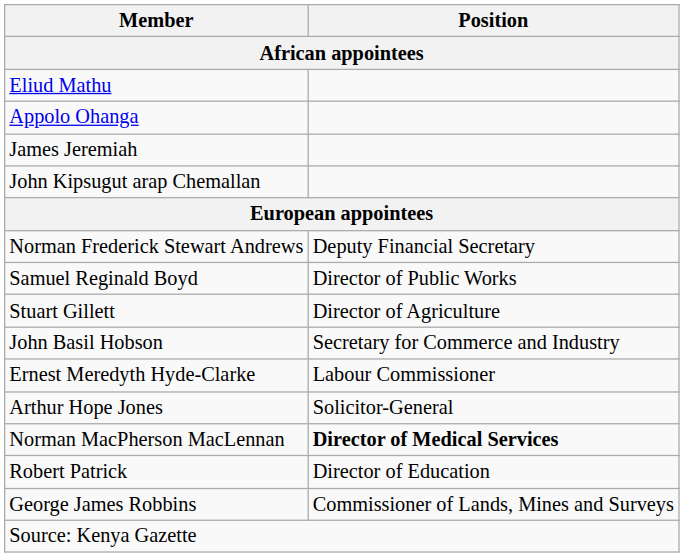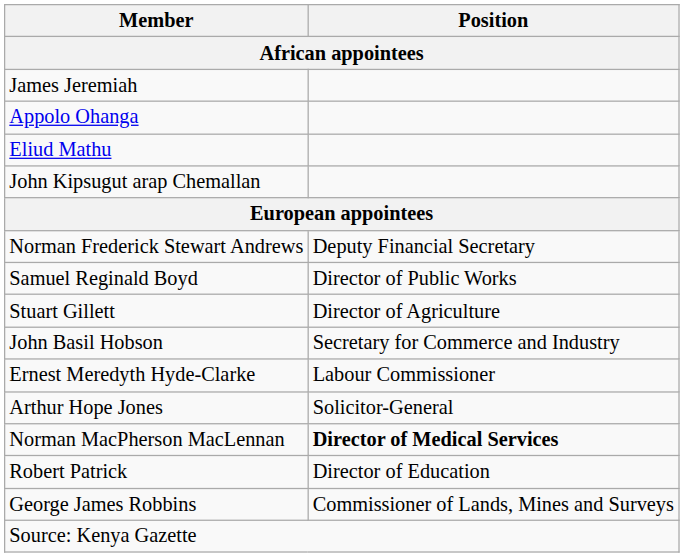rows swapped: (60, 85) <-> (73, 149)
